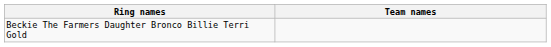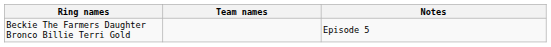+ column: (433, 11)
